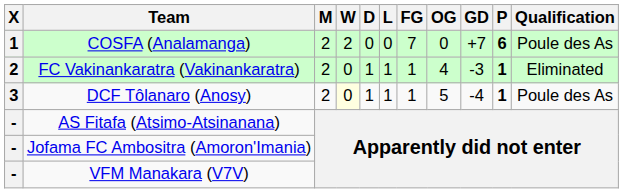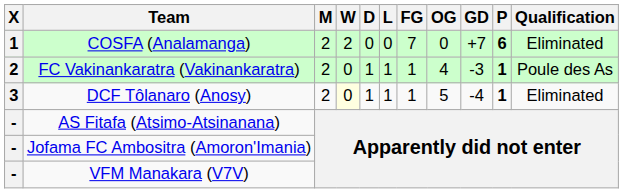(565, 43) Poule des As -> (565, 43) Eliminated
(565, 69) Eliminated -> (565, 69) Poule des As
(565, 95) Poule des As -> (565, 95) Eliminated
